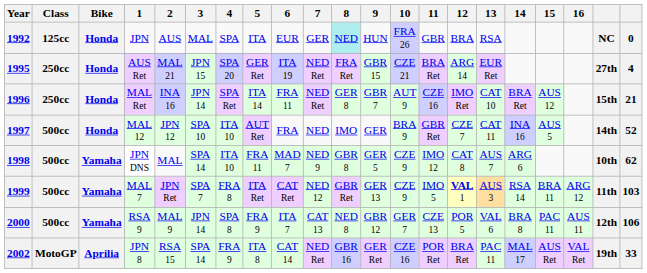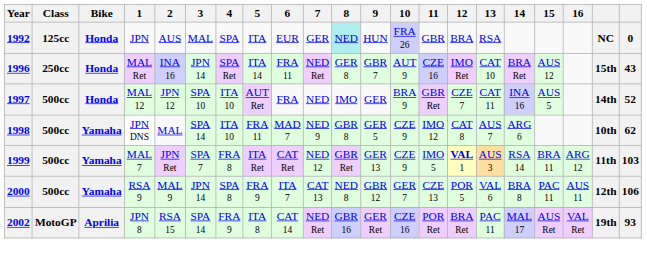- row: (18, 68)
(631, 99) 21 -> (630, 68) 43
(631, 253) 33 -> (630, 222) 93
